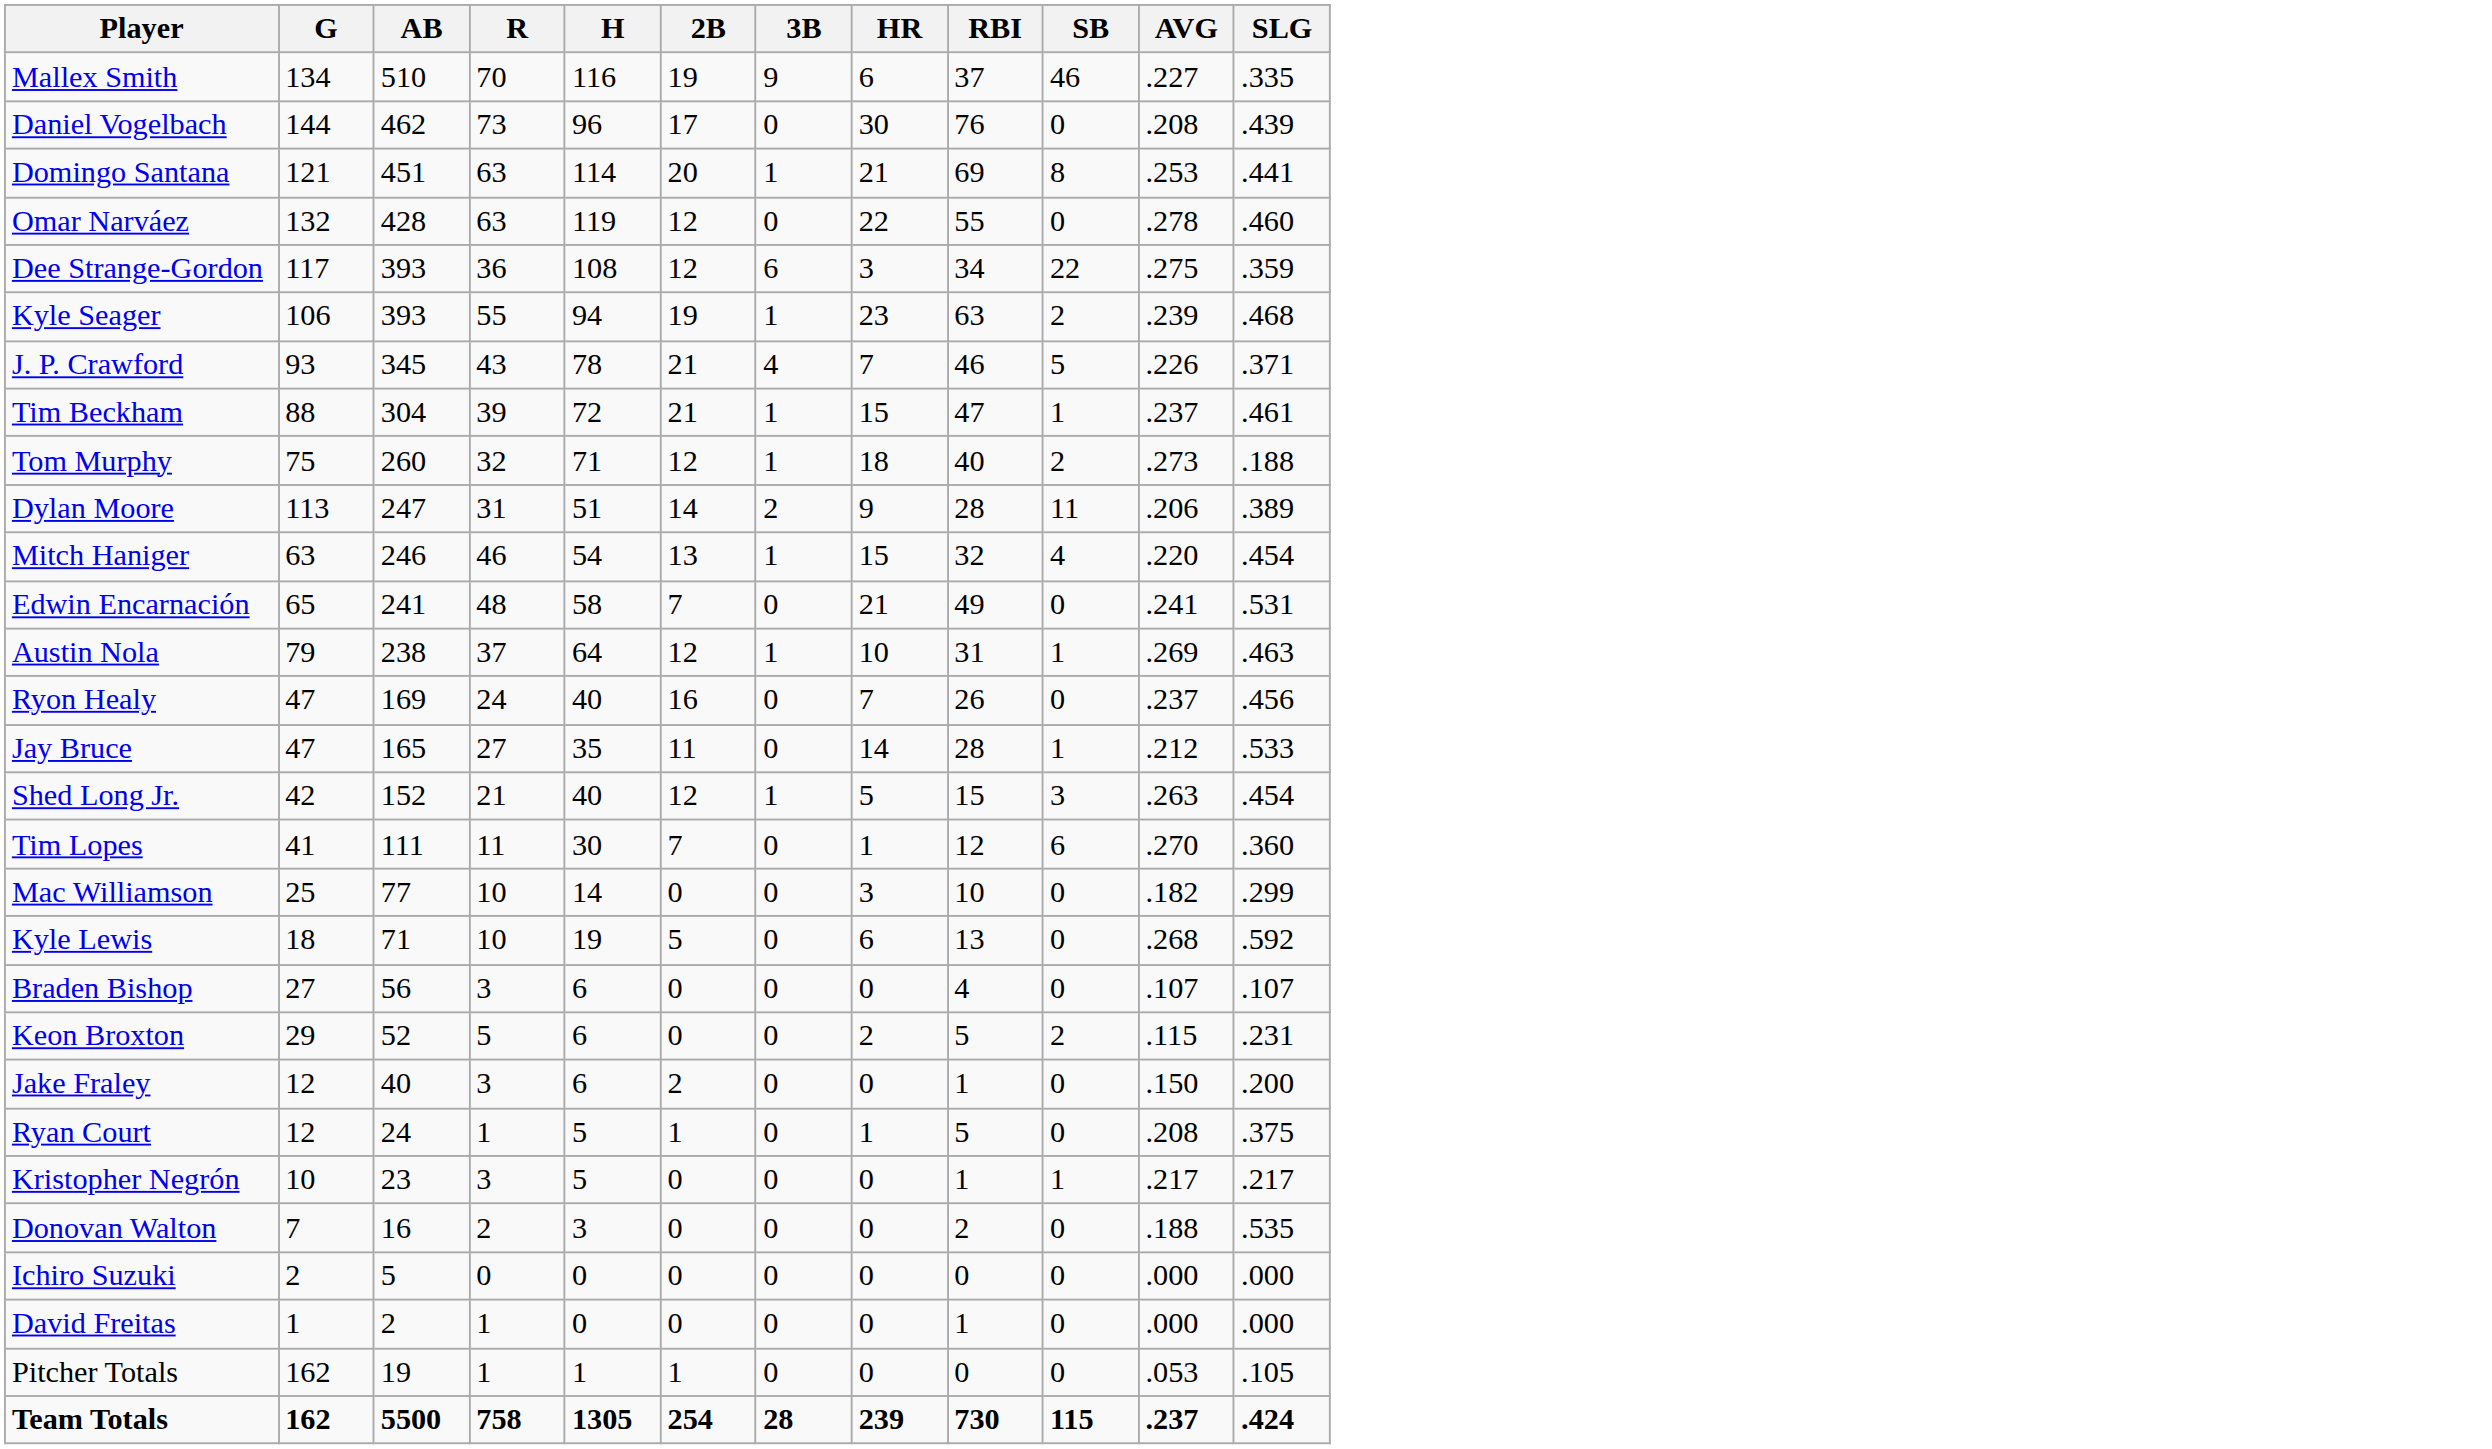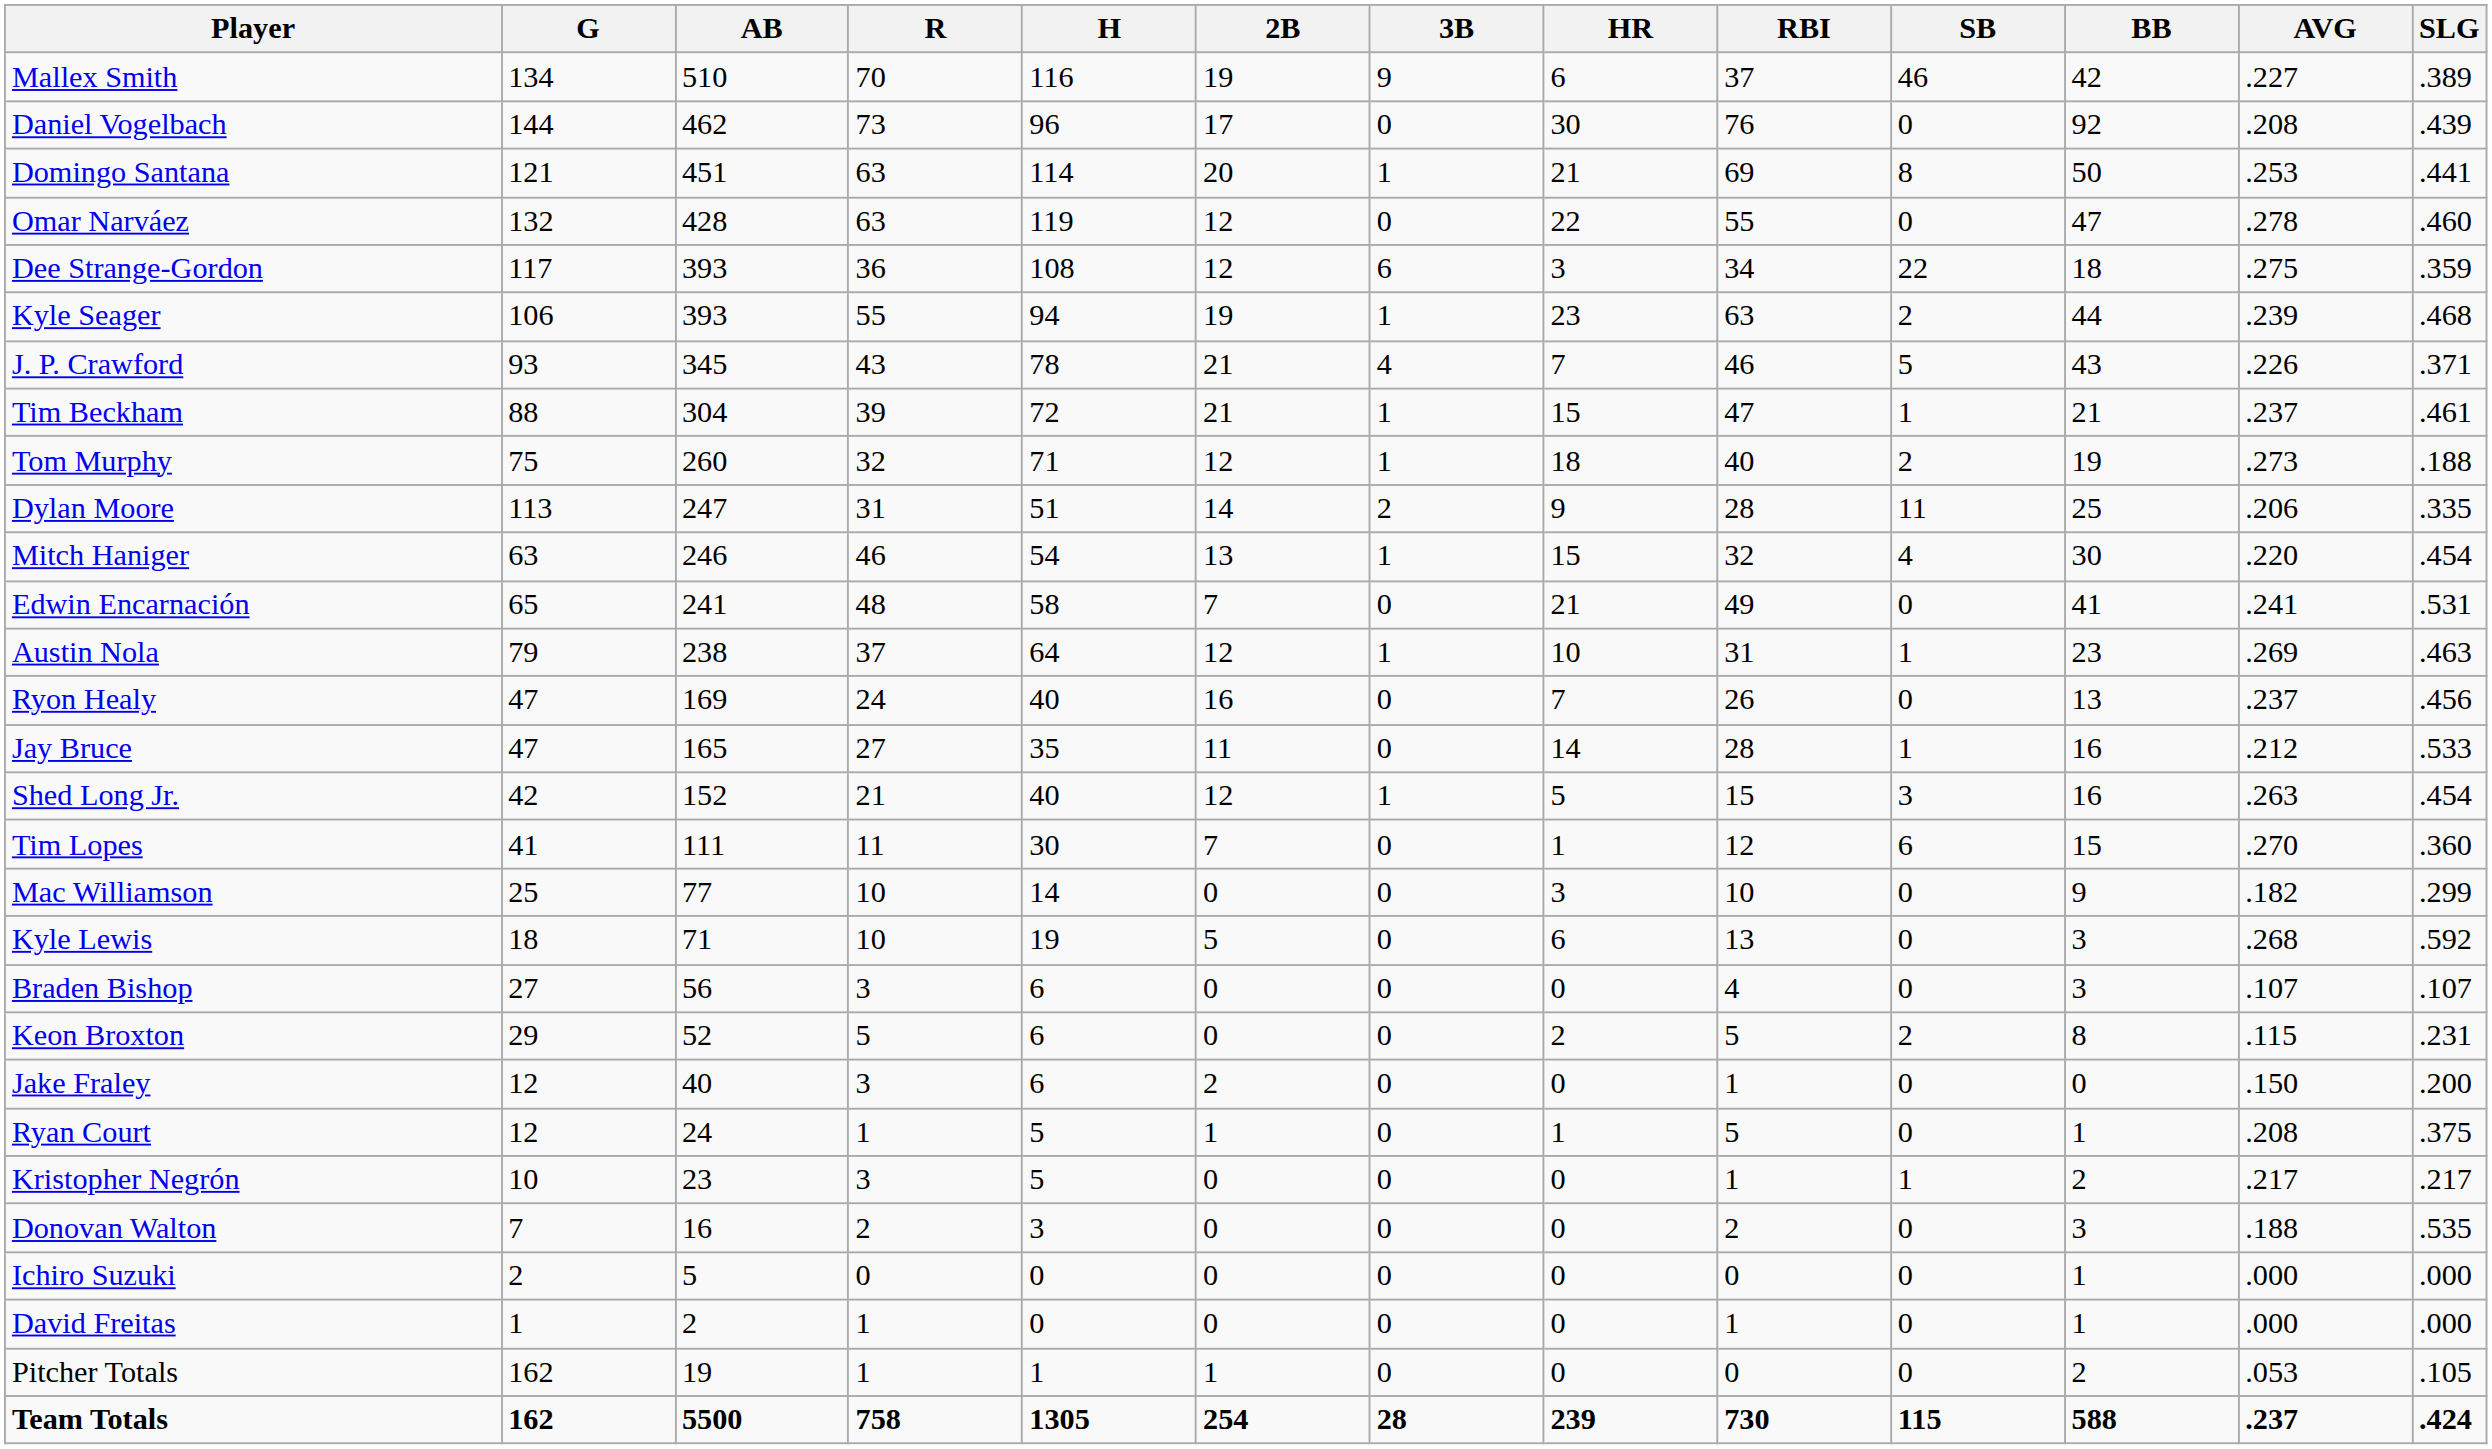+ column: (2151, 28)
(1268, 76) .335 -> (2445, 76) .389
(1268, 508) .389 -> (2445, 508) .335
